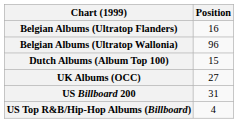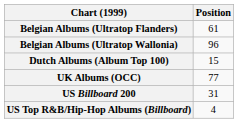(213, 28) 16 -> (213, 28) 61
(213, 77) 27 -> (213, 77) 77
